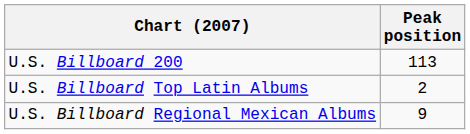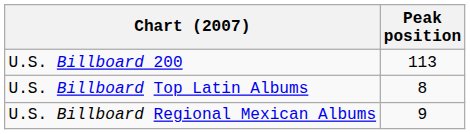(422, 89) 2 -> (422, 89) 8
